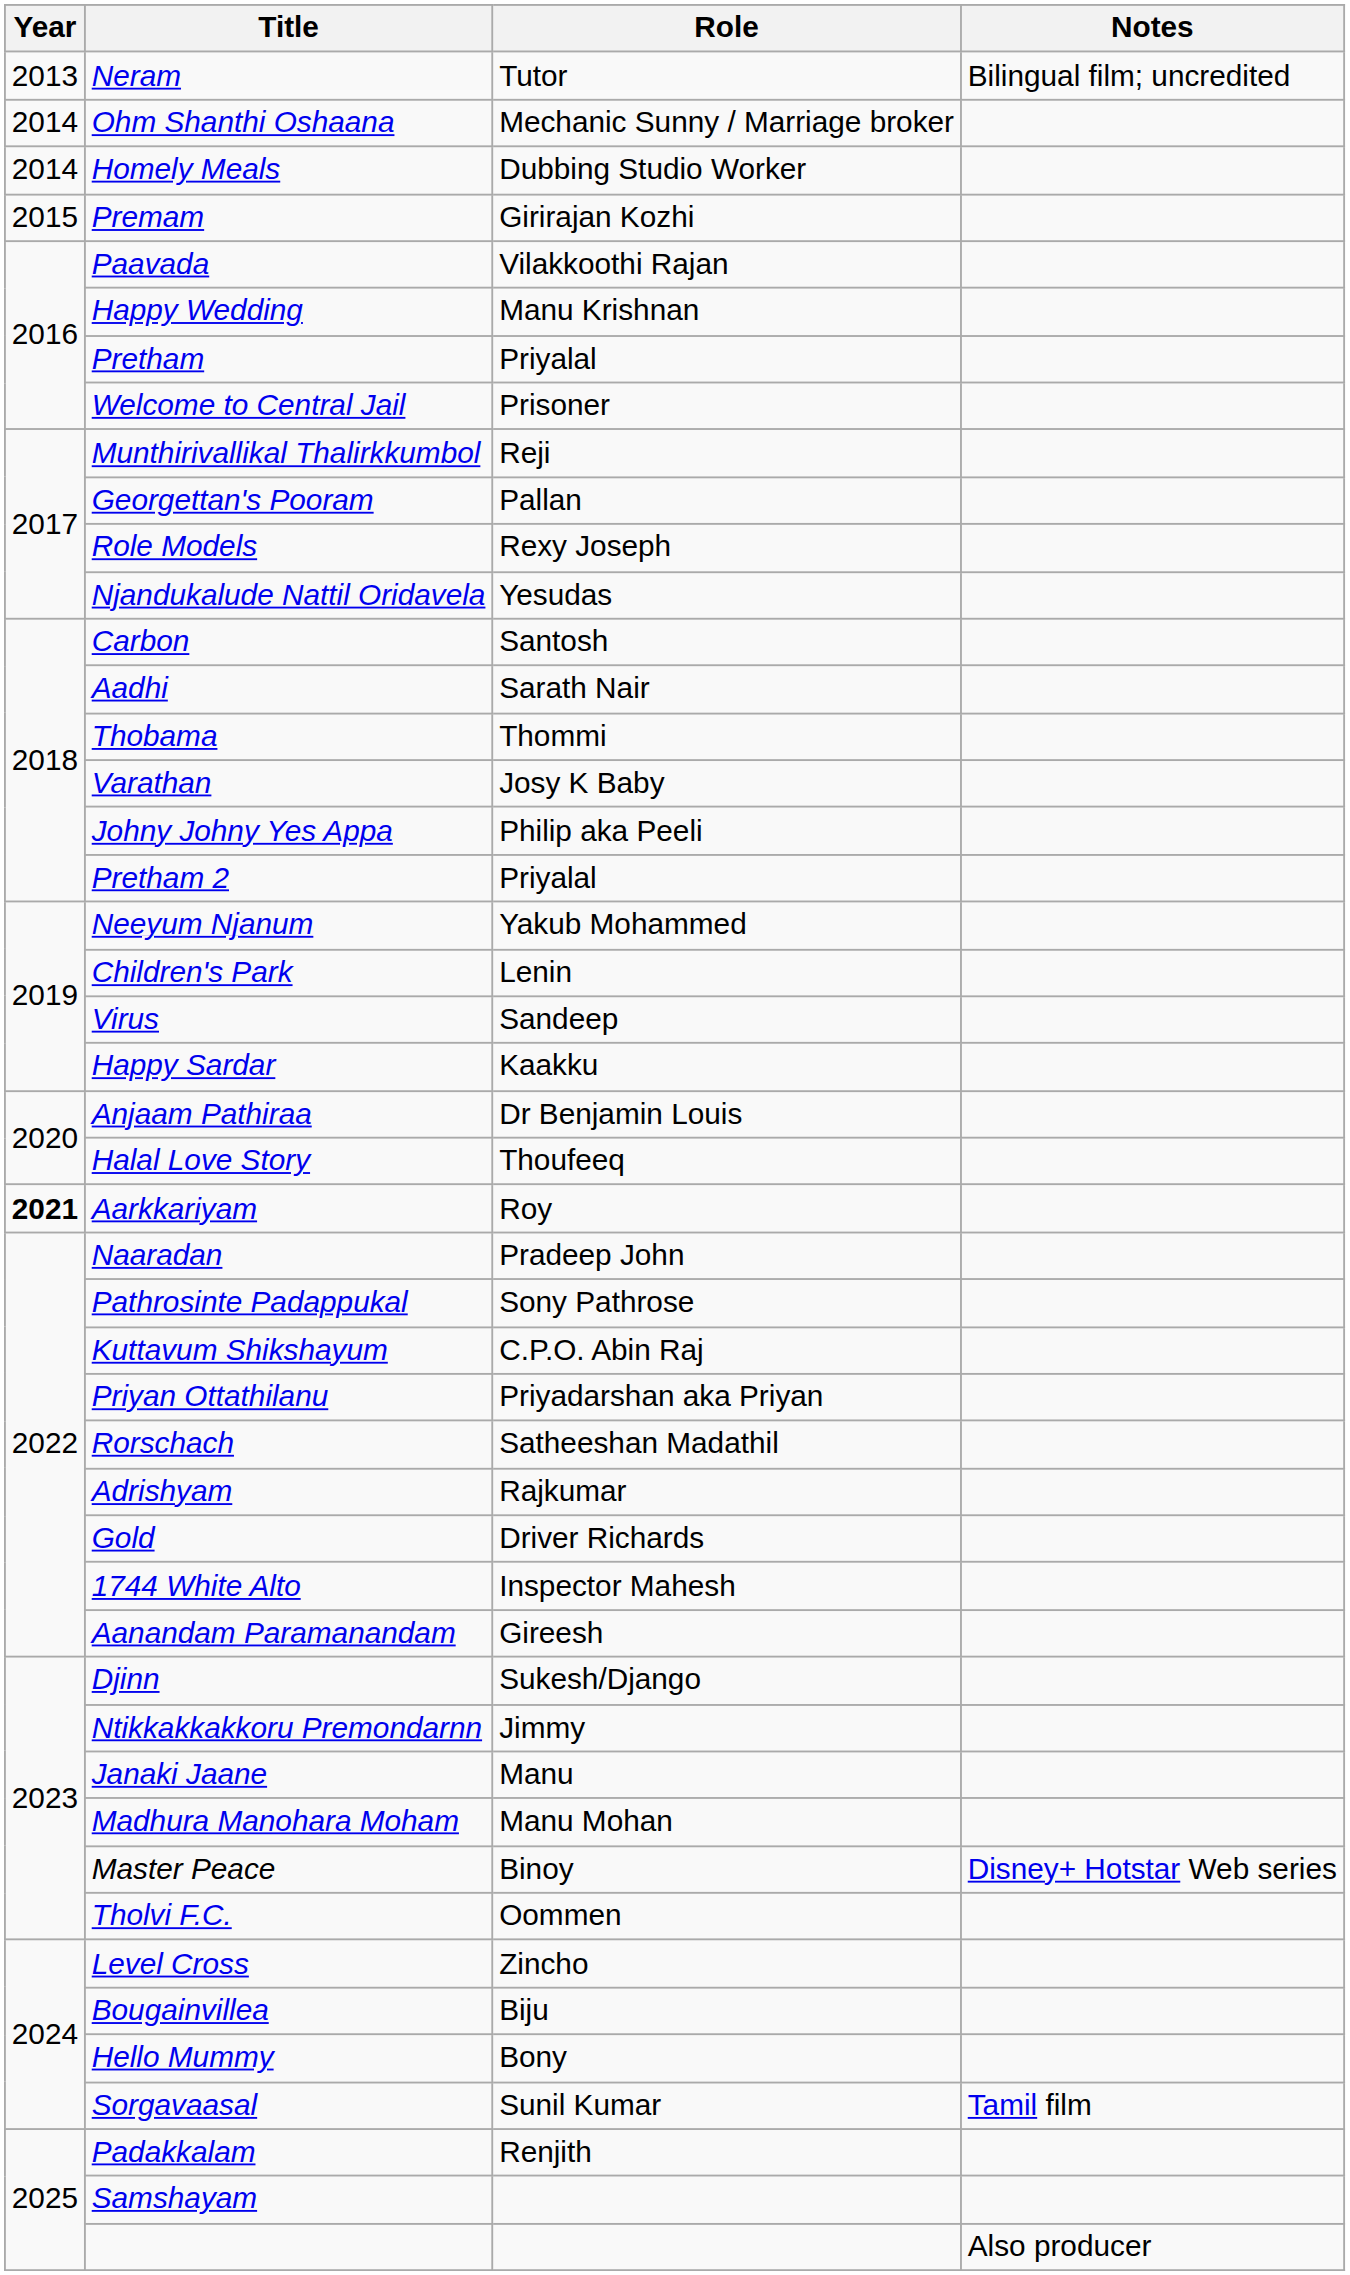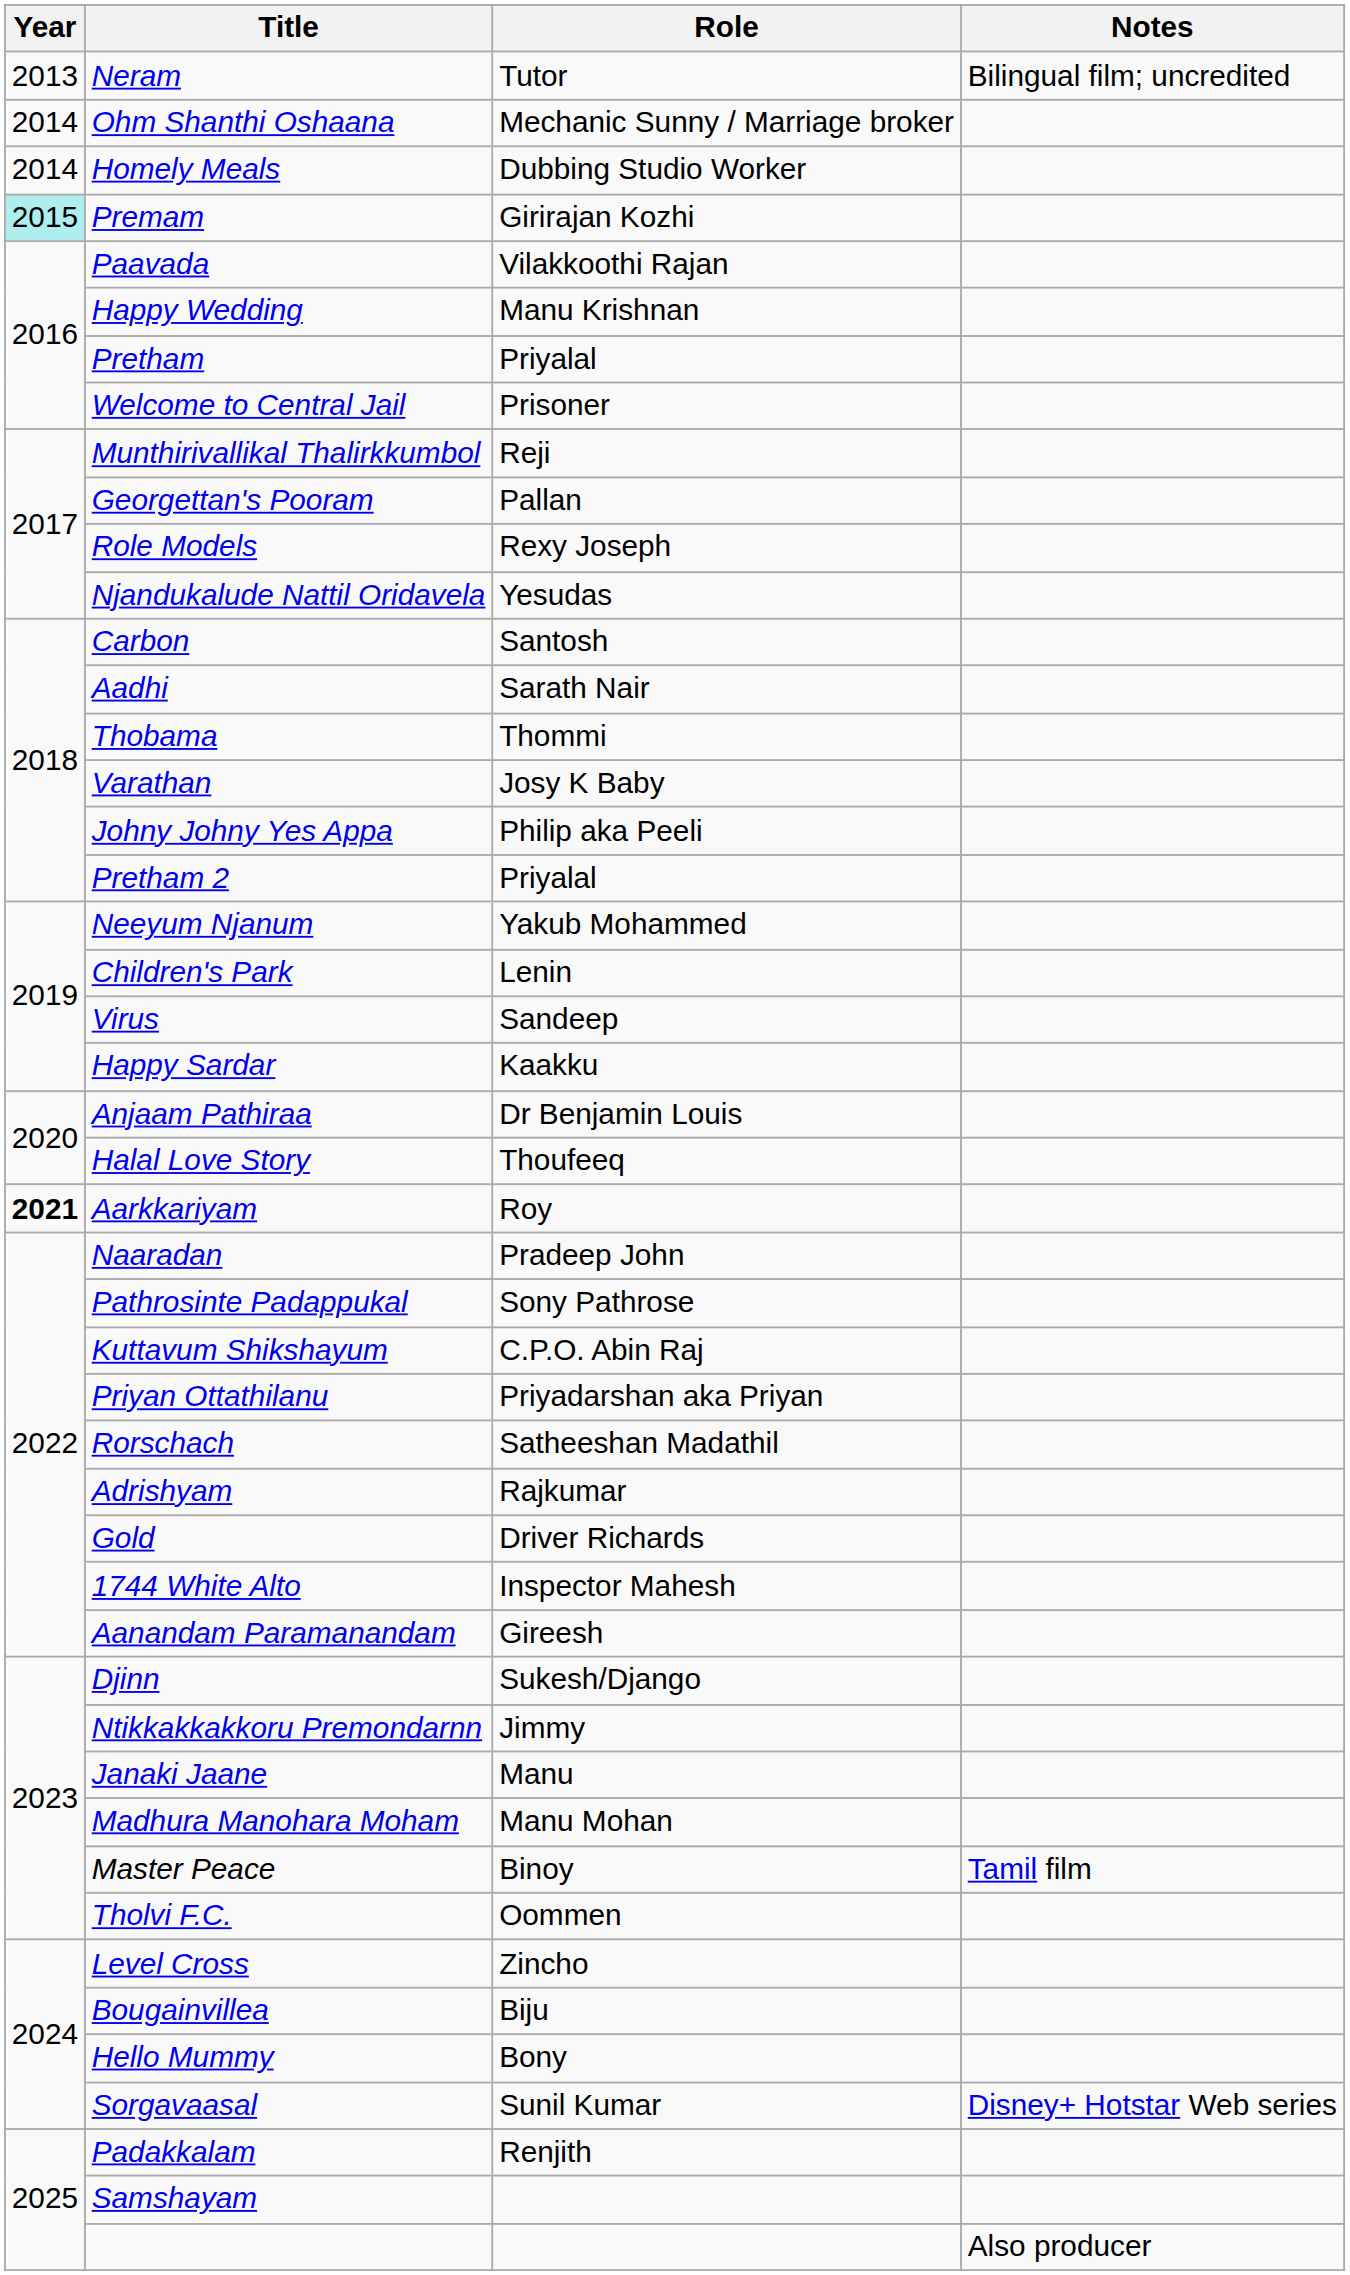(45, 216) no background -> (45, 216) paleturquoise background
(1152, 1868) Disney+ Hotstar Web series -> (1030, 1868) Tamil film
(1030, 2104) Tamil film -> (1152, 2104) Disney+ Hotstar Web series
